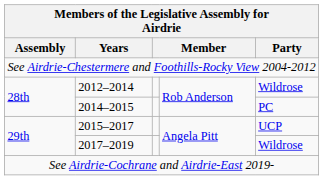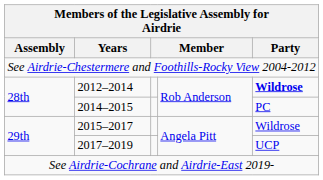(280, 87) normal -> (279, 87) bold
(270, 126) UCP -> (278, 126) Wildrose
(280, 145) Wildrose -> (267, 145) UCP
